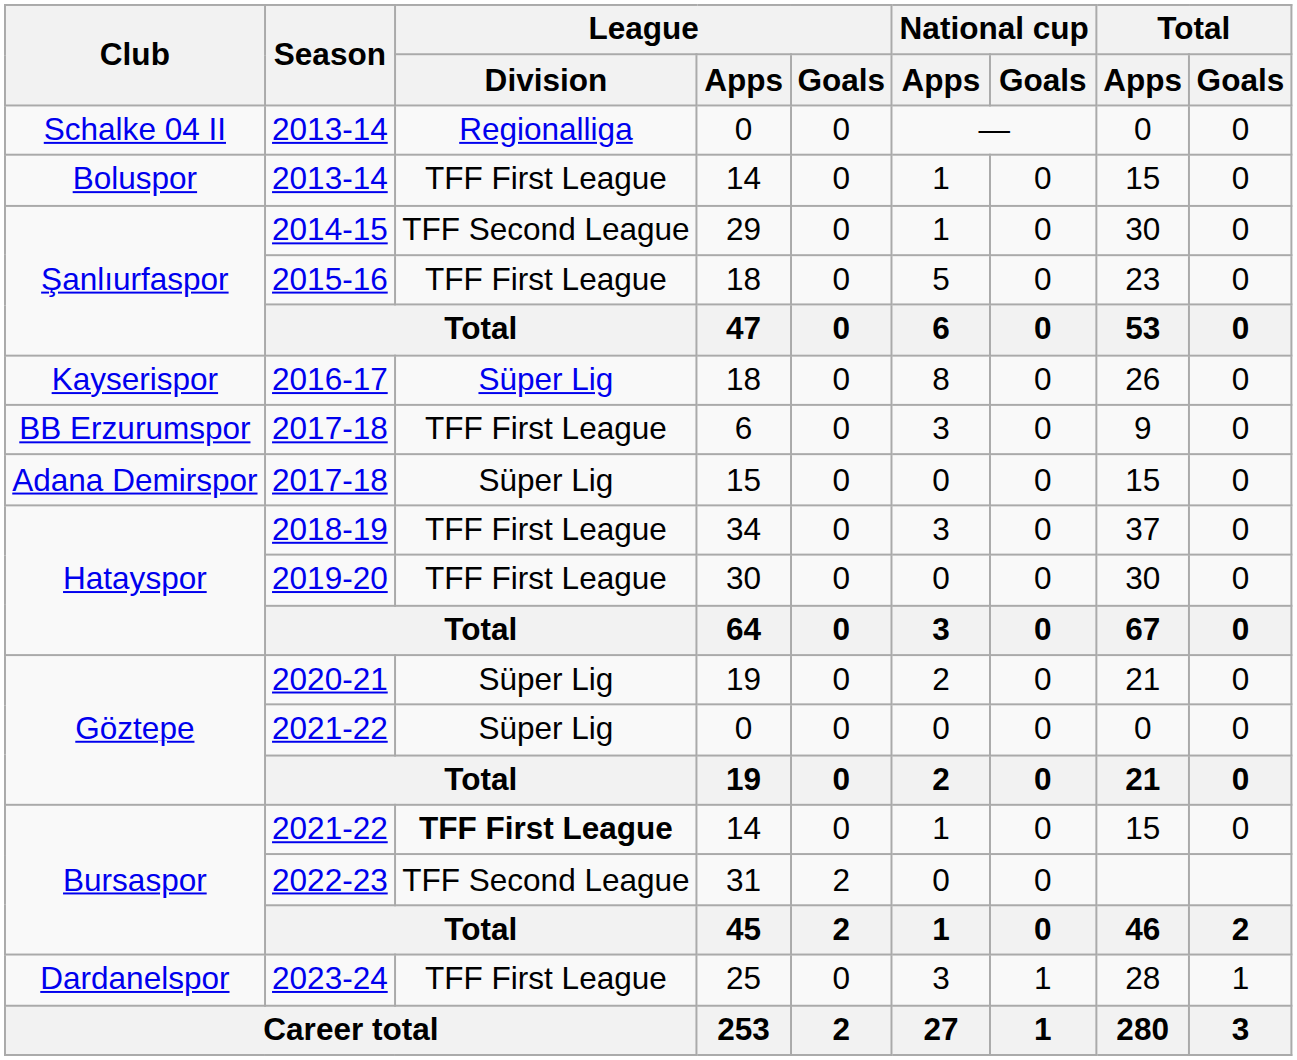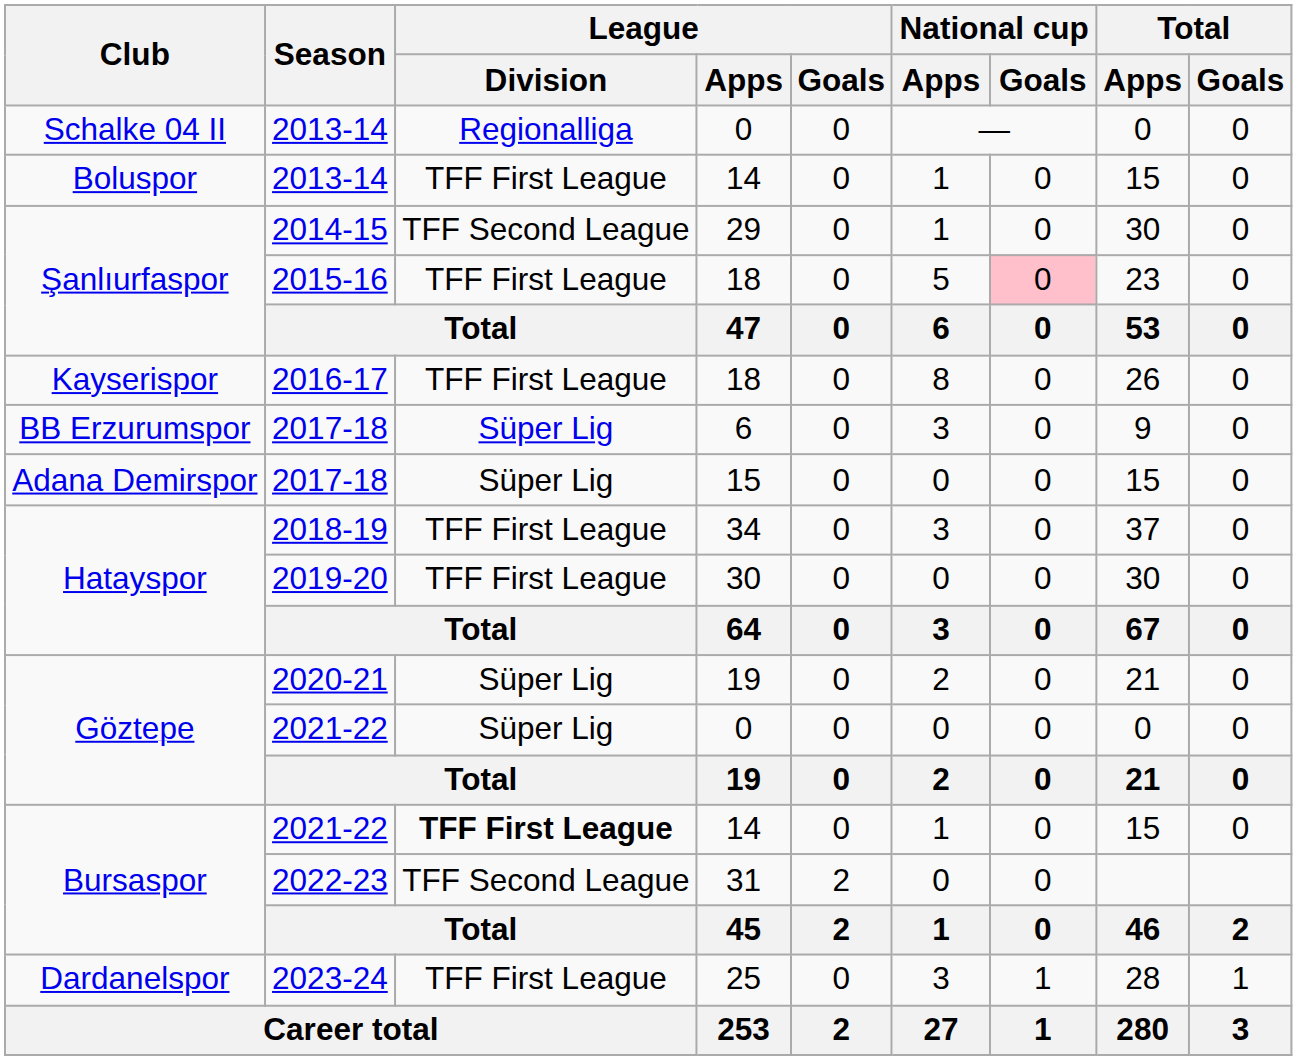(1043, 279) no background -> (1043, 279) pink background
(546, 379) Süper Lig -> (546, 379) TFF First League
(546, 429) TFF First League -> (546, 429) Süper Lig
